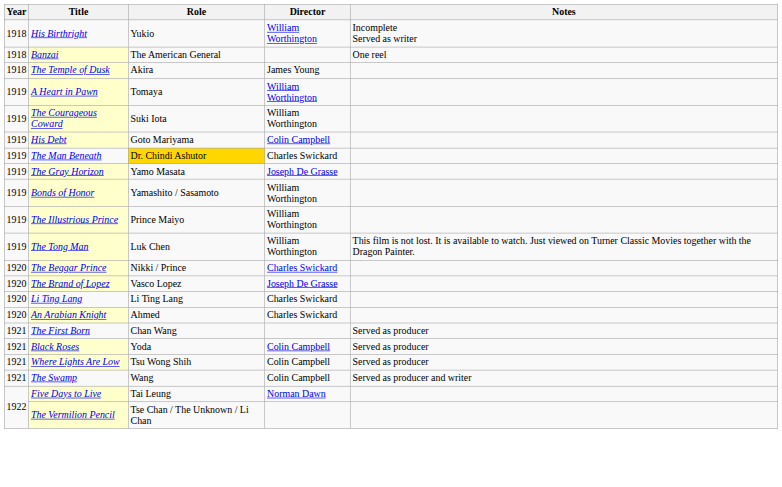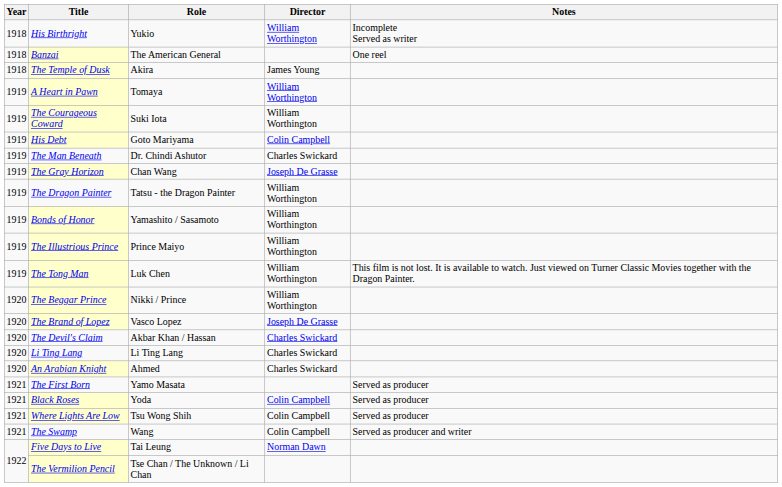(168, 155) gold background -> (168, 155) no background
(158, 171) Yamo Masata -> (154, 171) Chan Wang
+ row: (71, 193)
(302, 268) Charles Swickard -> (292, 300) William Worthington
+ row: (67, 337)
(154, 331) Chan Wang -> (158, 384) Yamo Masata
